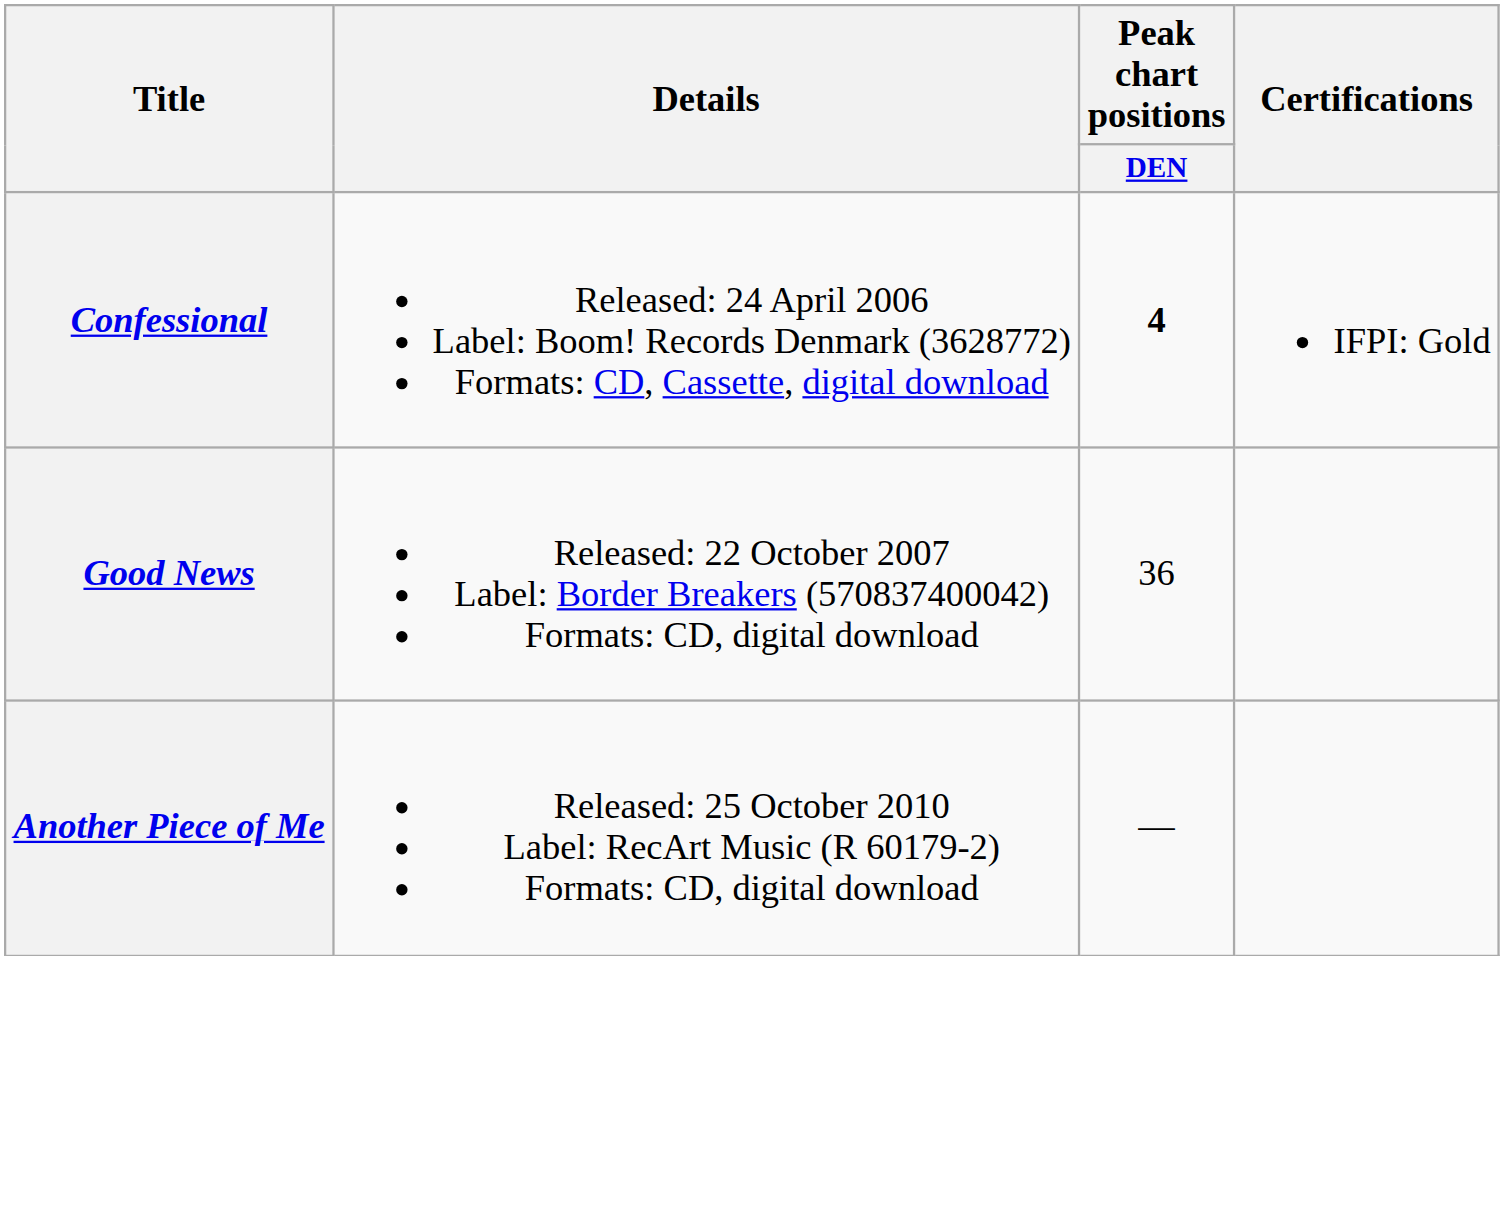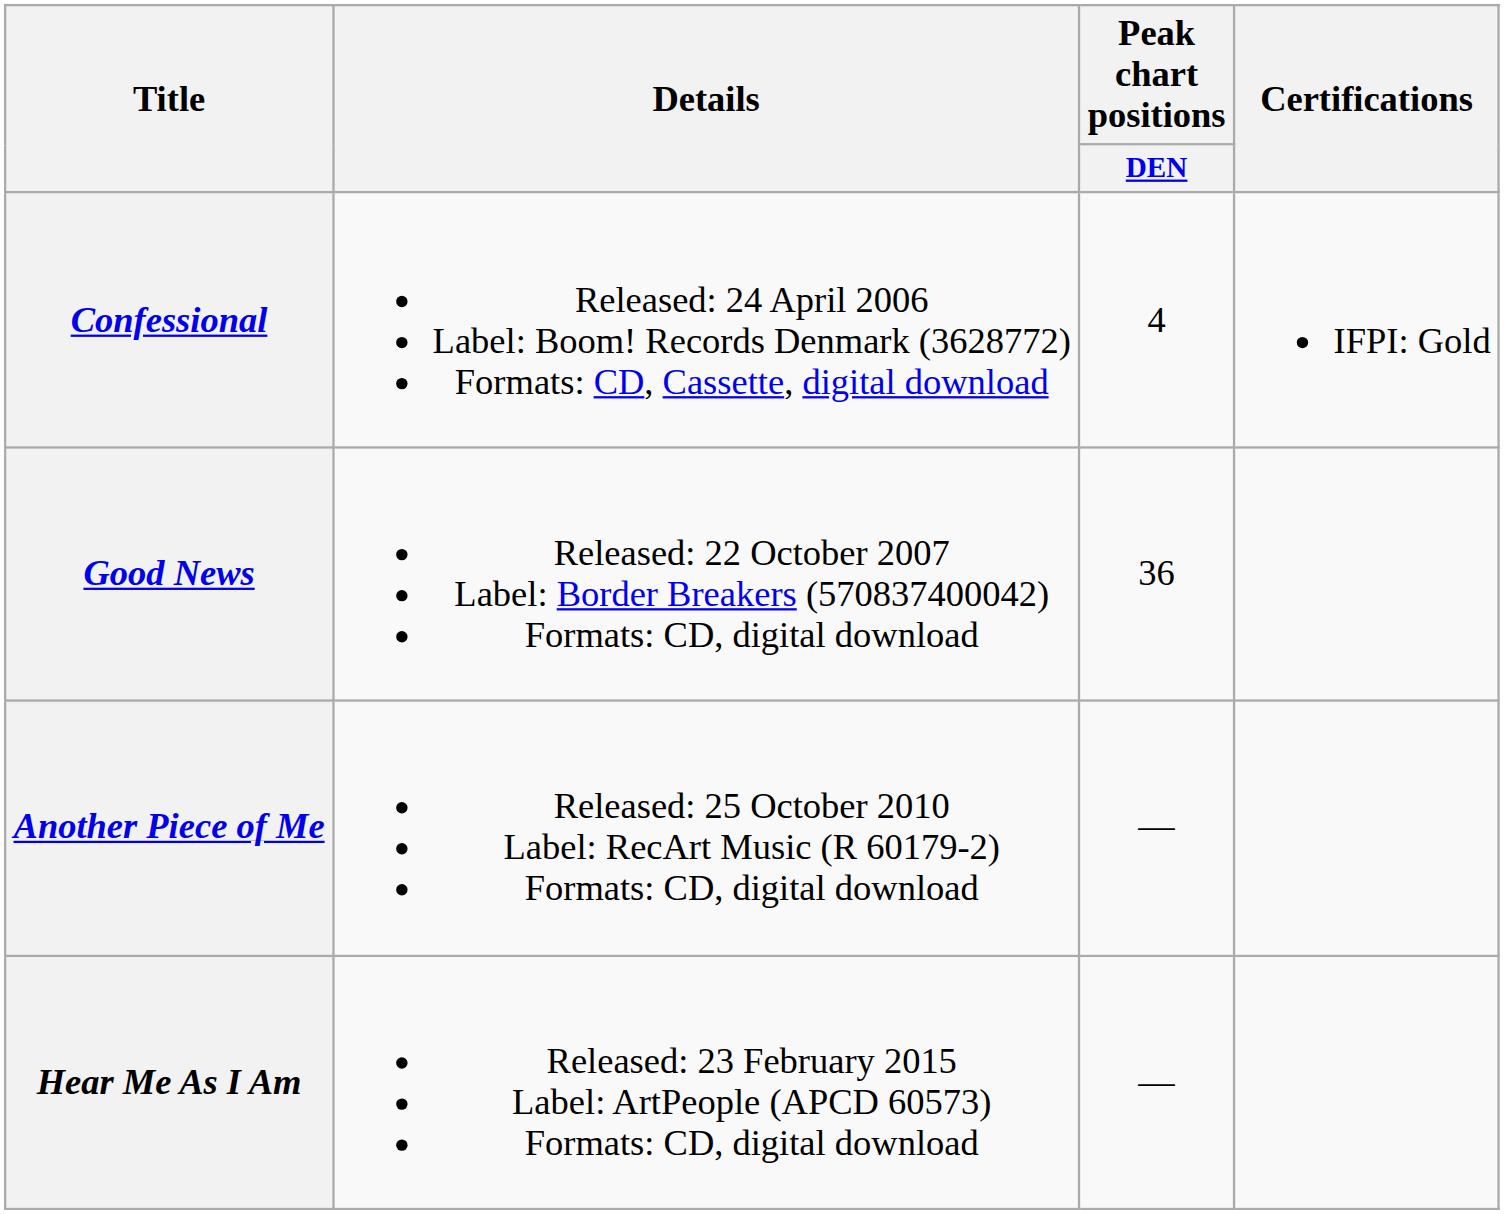(1157, 319) bold -> (1157, 319) normal
+ row: (169, 1081)
